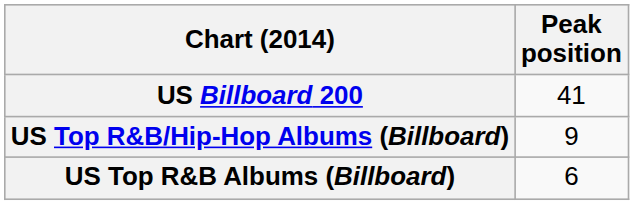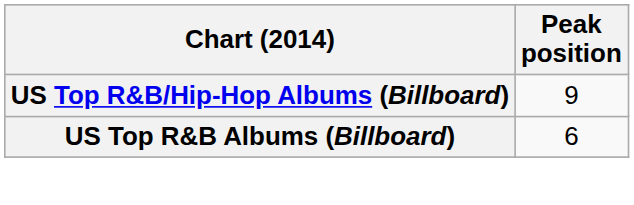- row: (260, 95)
